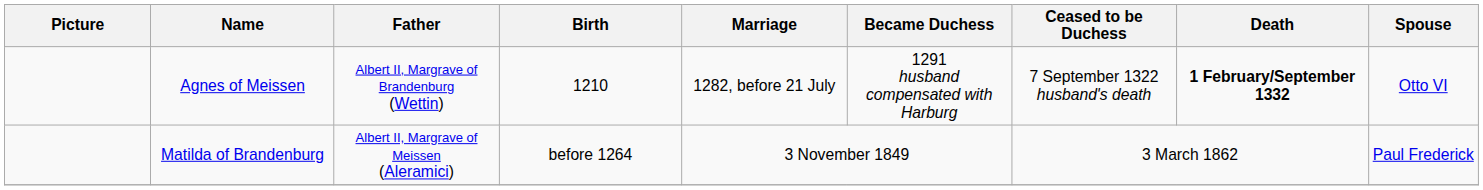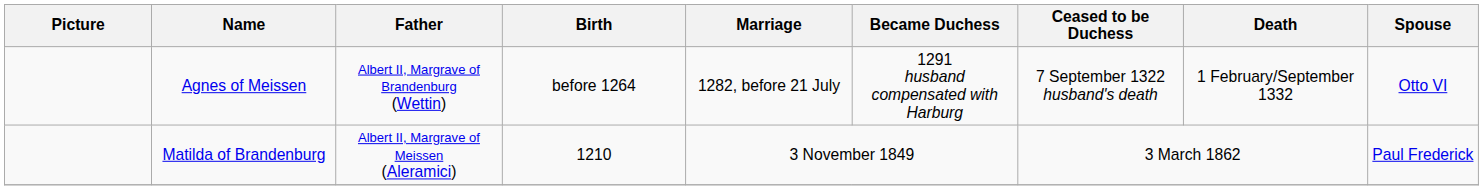(590, 85) 1210 -> (594, 85) before 1264
(1272, 85) bold -> (1276, 85) normal
(590, 154) before 1264 -> (594, 154) 1210
